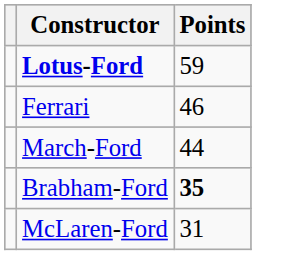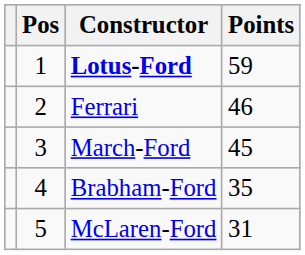+ column: (41, 25)
(192, 147) 44 -> (240, 147) 45
(192, 188) bold -> (240, 188) normal
